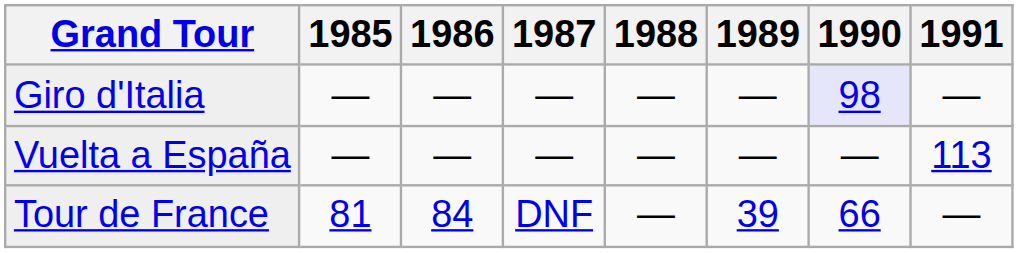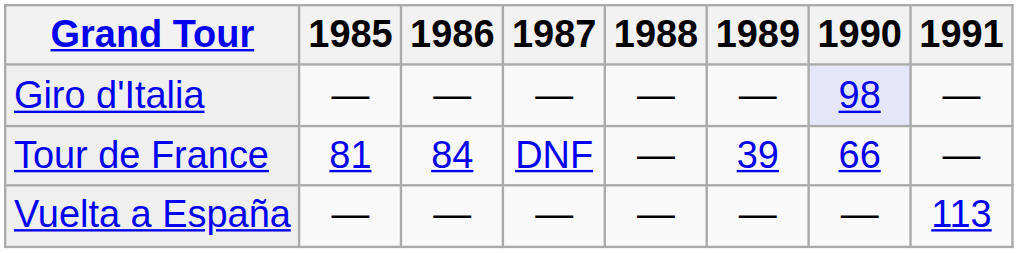rows swapped: (141, 214) <-> (152, 154)
